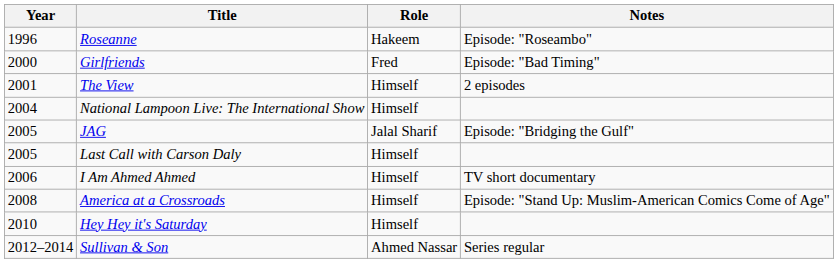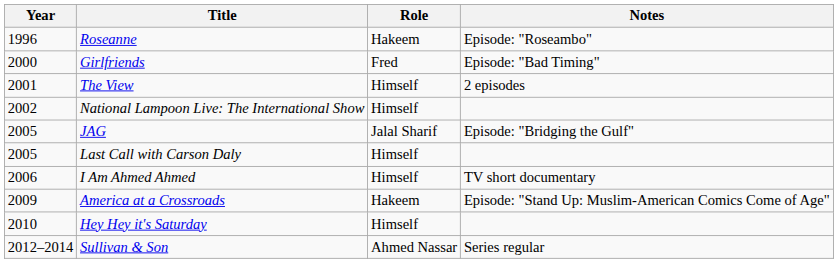(22, 108) 2004 -> (22, 108) 2002
(22, 200) 2008 -> (22, 200) 2009
(395, 200) Himself -> (395, 200) Hakeem
